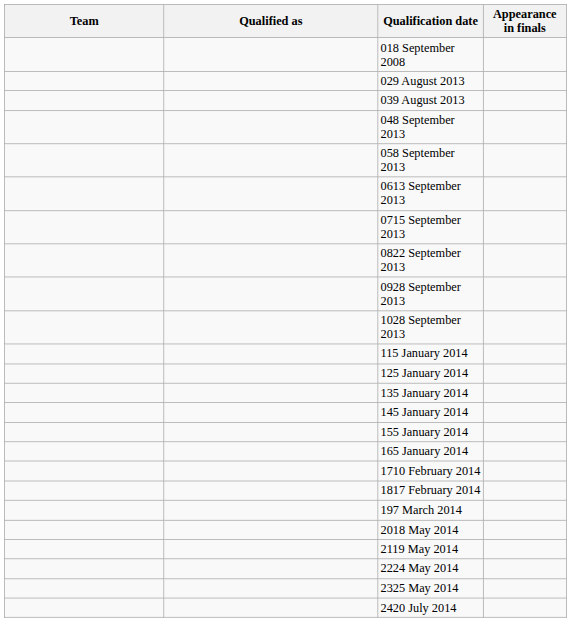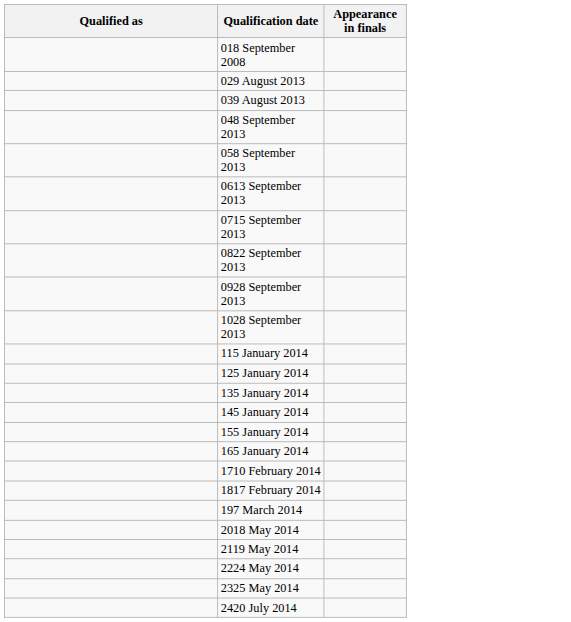- column: (84, 21)
